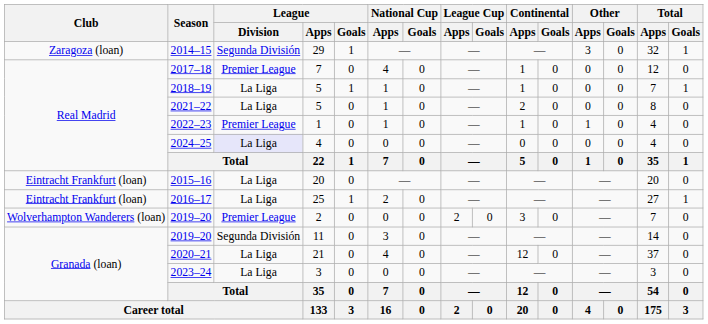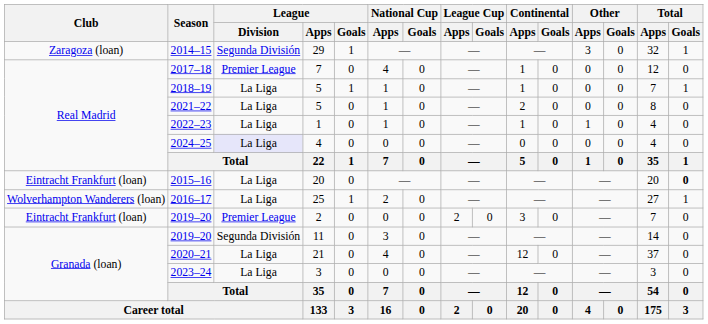(259, 124) Premier League -> (259, 124) La Liga
(686, 180) normal -> (686, 180) bold
(86, 198) Eintracht Frankfurt (loan) -> (86, 198) Wolverhampton Wanderers (loan)
(86, 217) Wolverhampton Wanderers (loan) -> (86, 217) Eintracht Frankfurt (loan)
